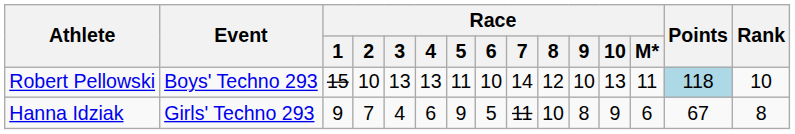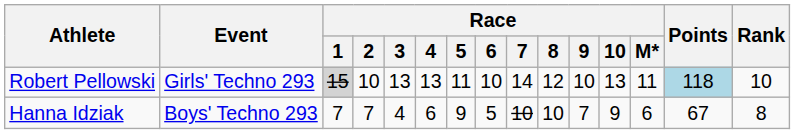(241, 82) Boys' Techno 293 -> (239, 82) Girls' Techno 293
(338, 82) no background -> (338, 82) lightgrey background
(239, 113) Girls' Techno 293 -> (241, 113) Boys' Techno 293
(338, 113) 9 -> (338, 113) 7
(522, 113) 11 -> (522, 113) 10
(584, 113) 8 -> (584, 113) 7
